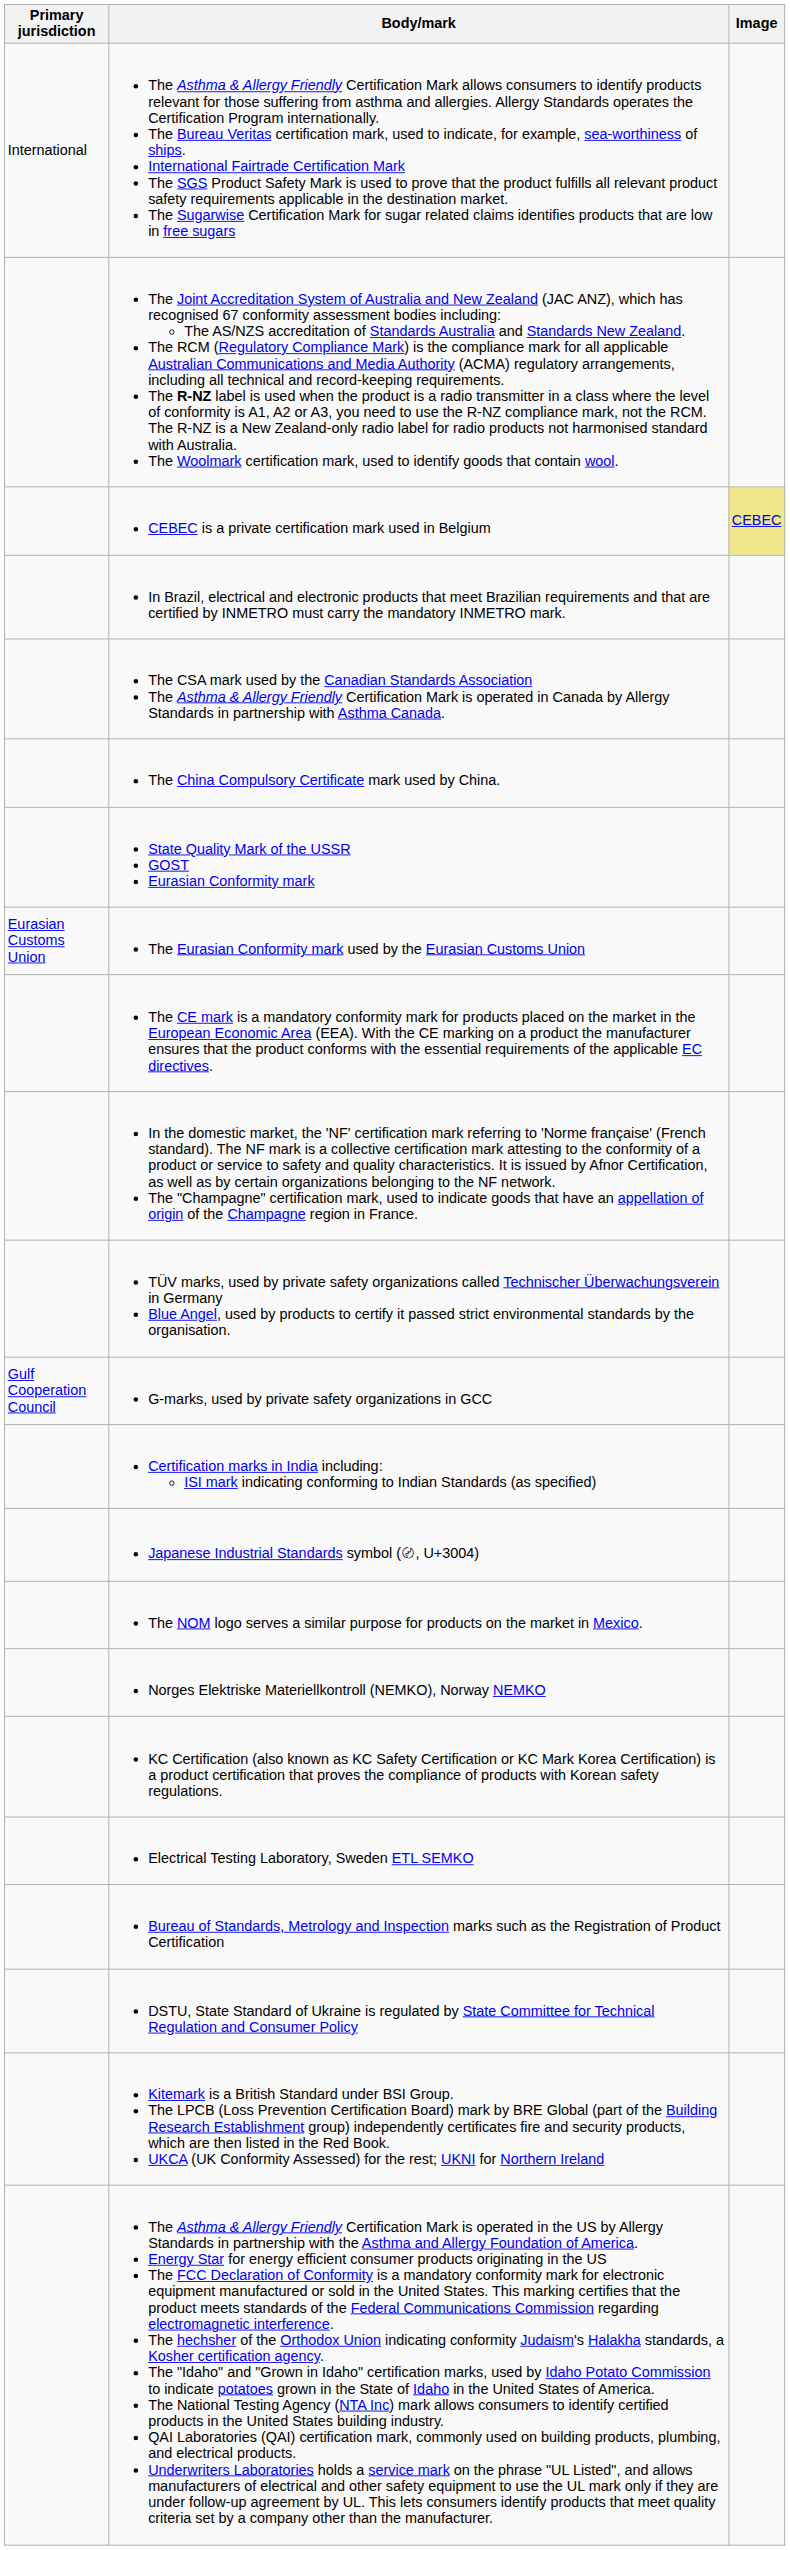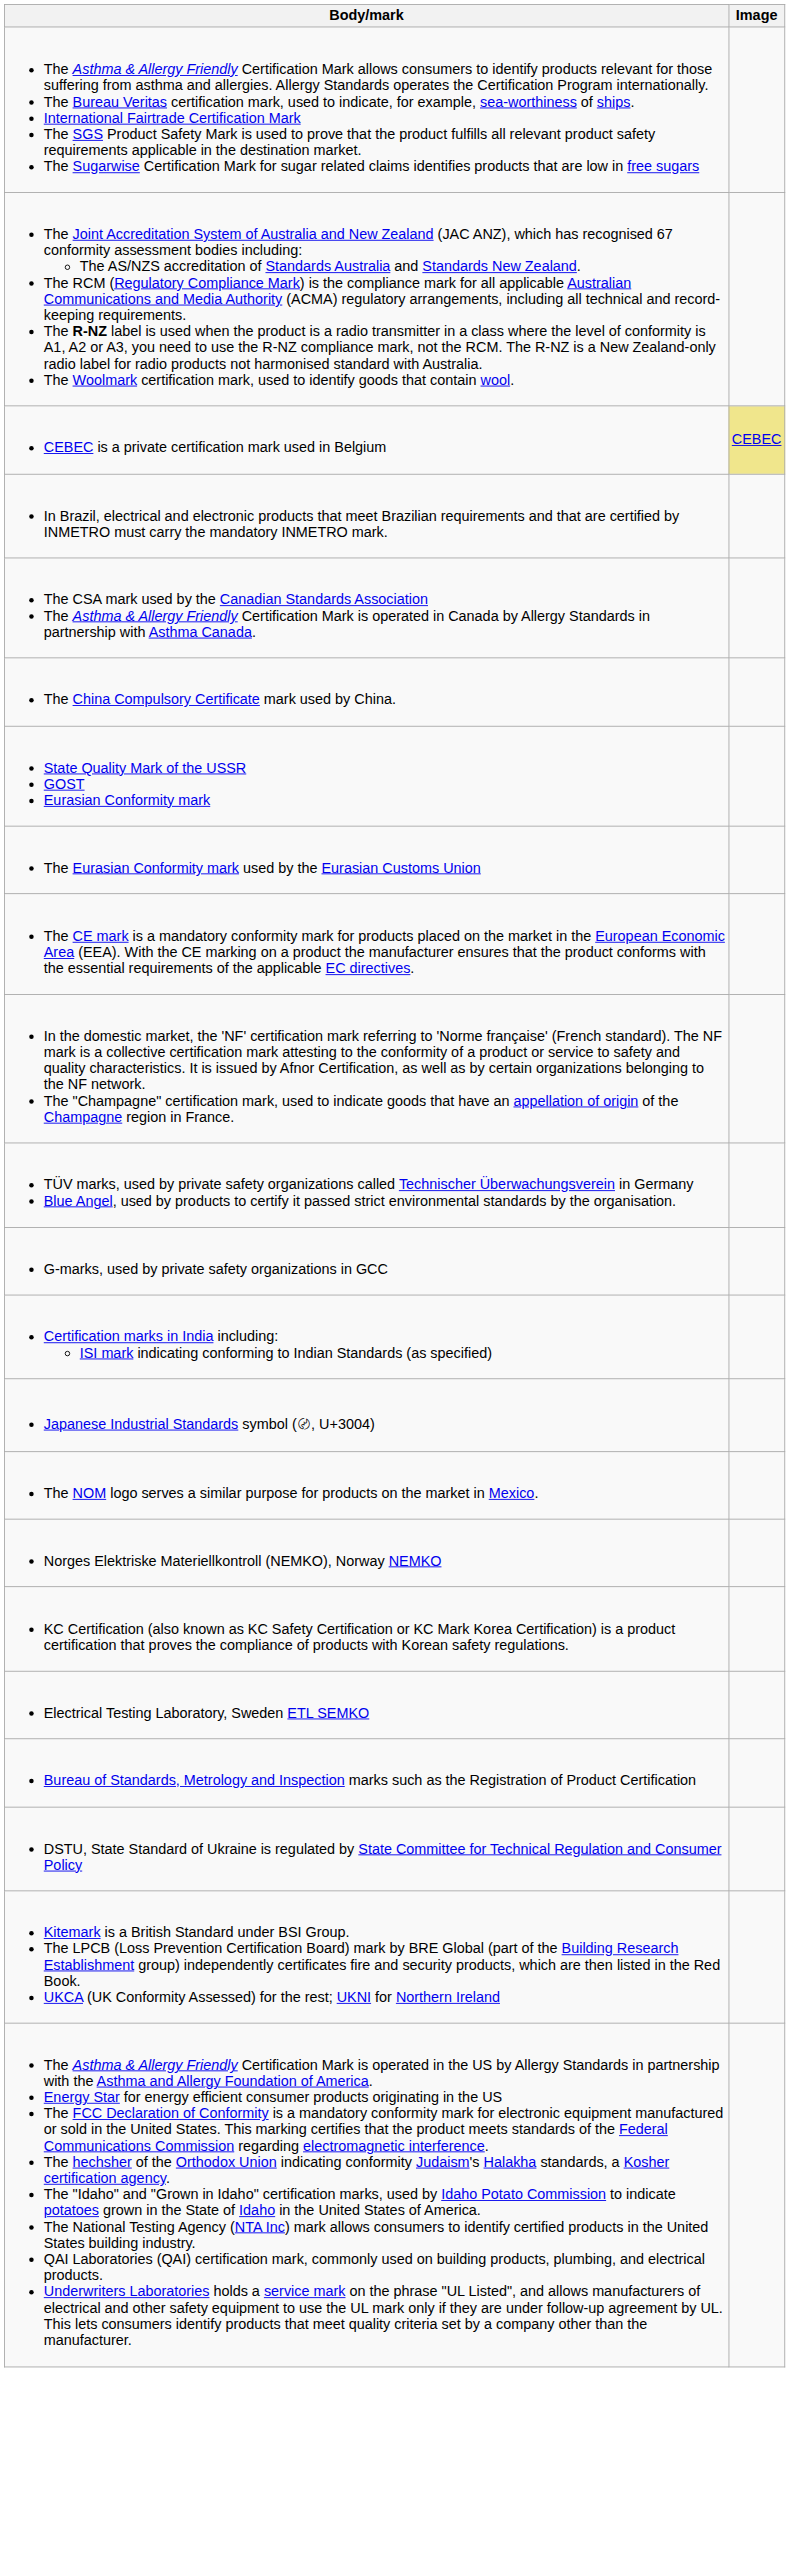- column: (57, 24)
